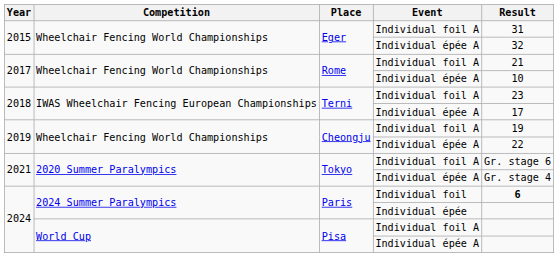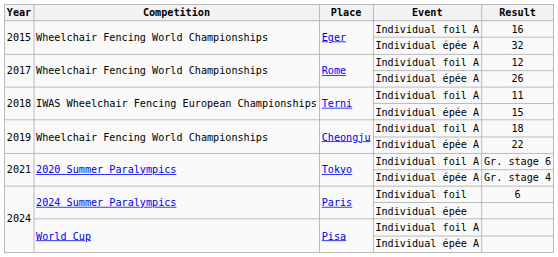(518, 29) 31 -> (518, 29) 16
(518, 62) 21 -> (518, 62) 12
(518, 79) 10 -> (518, 79) 26
(518, 95) 23 -> (518, 95) 11
(518, 112) 17 -> (518, 112) 15
(518, 128) 19 -> (518, 128) 18
(518, 194) bold -> (518, 194) normal
